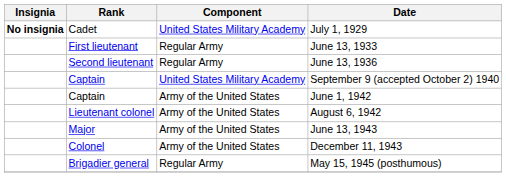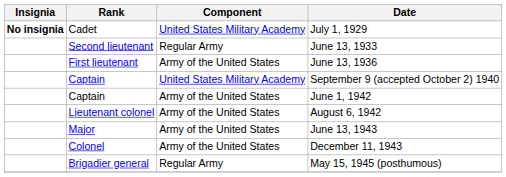(103, 46) First lieutenant -> (111, 46) Second lieutenant
(111, 63) Second lieutenant -> (103, 63) First lieutenant
(191, 63) Regular Army -> (219, 63) Army of the United States
